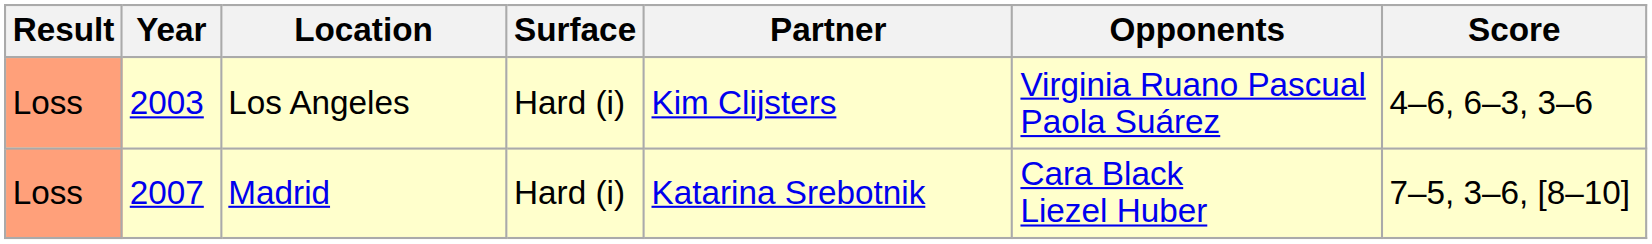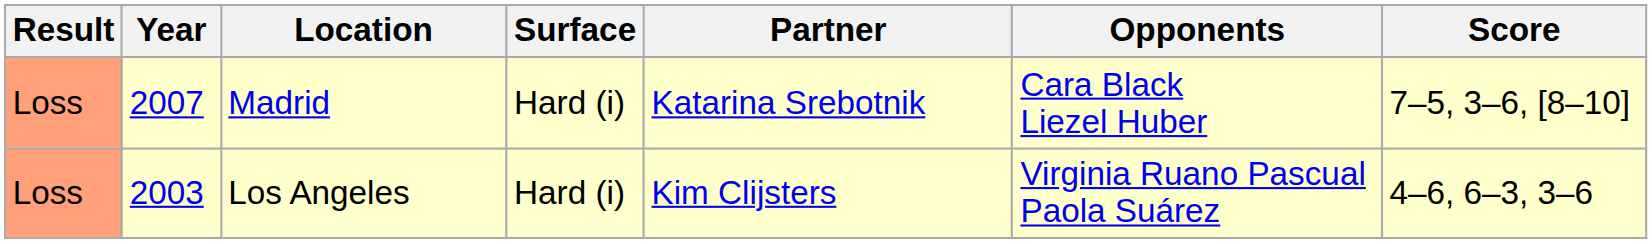rows swapped: (319, 102) <-> (279, 192)
